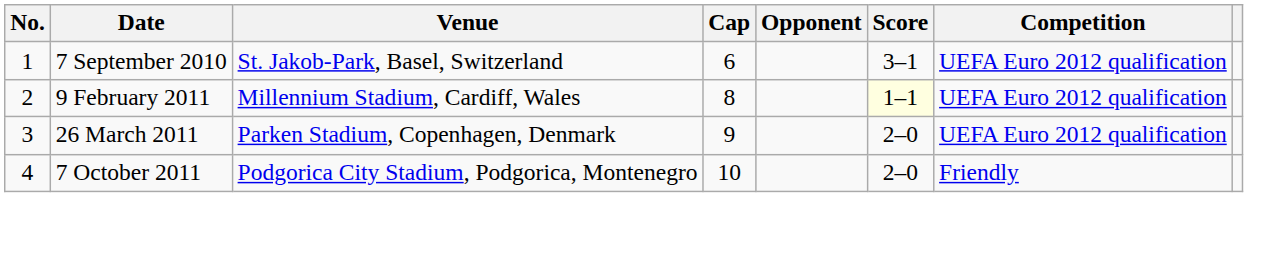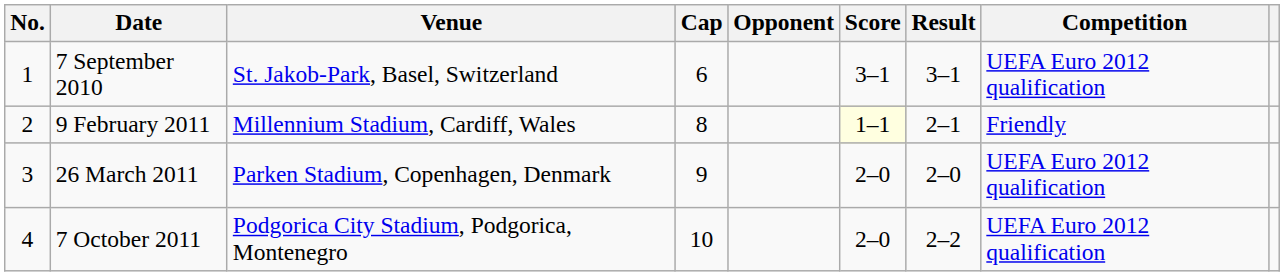+ column: (943, 23)
(1083, 97) UEFA Euro 2012 qualification -> (1026, 124) Friendly
(979, 172) Friendly -> (1068, 238) UEFA Euro 2012 qualification
